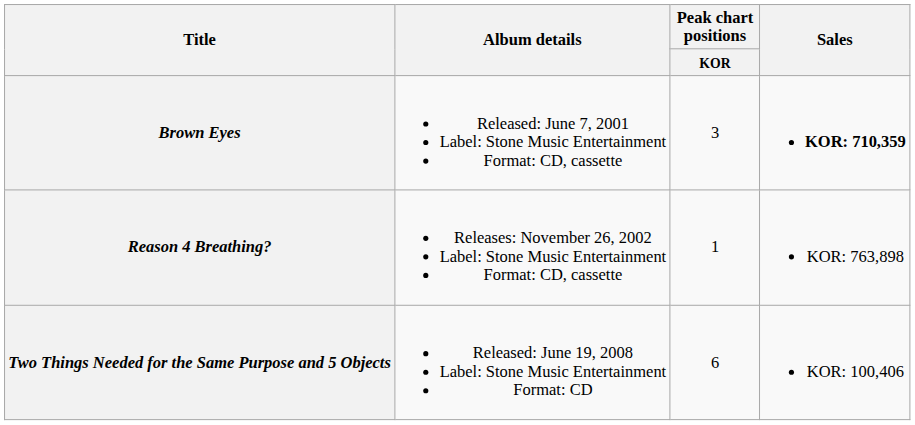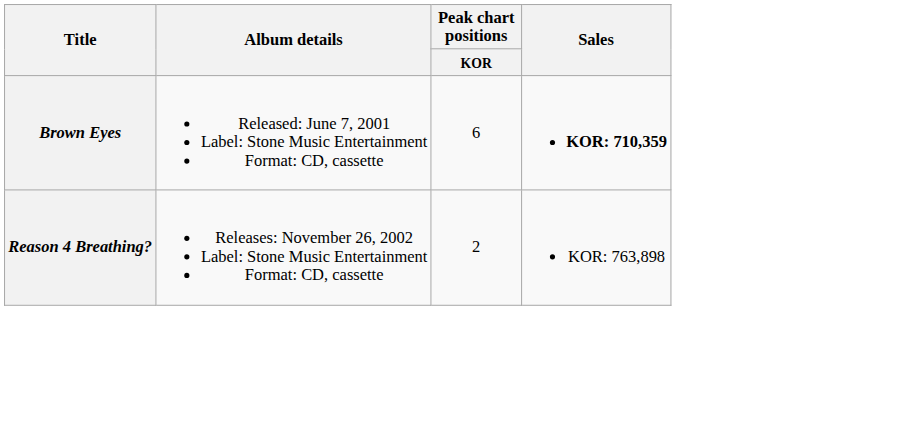(715, 132) 3 -> (476, 132) 6
(715, 247) 1 -> (476, 247) 2
- row: (200, 362)
